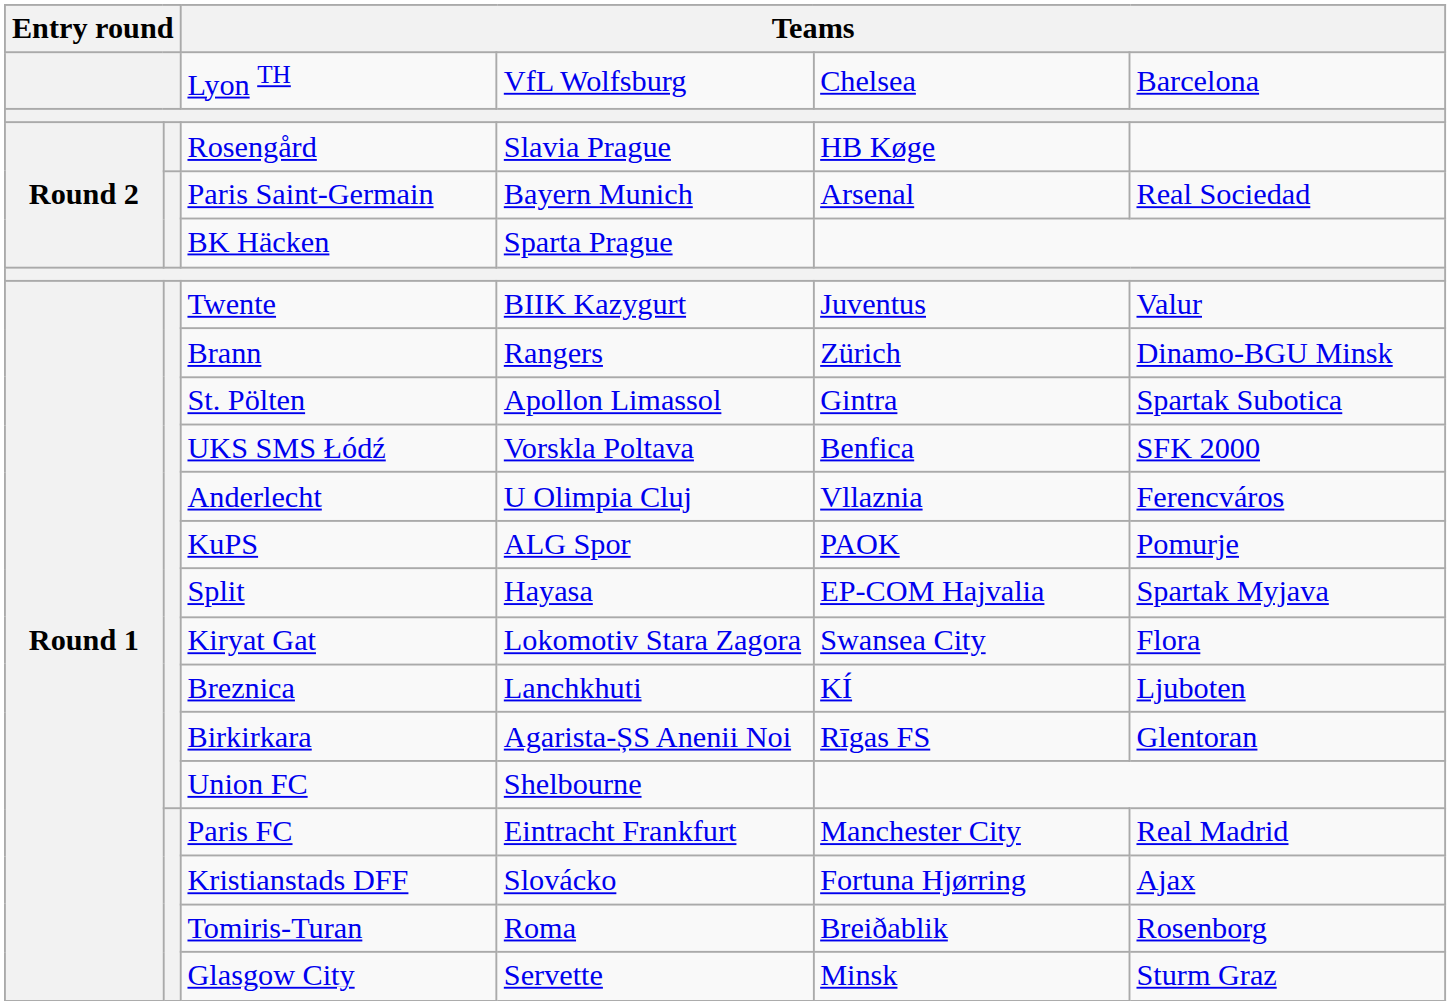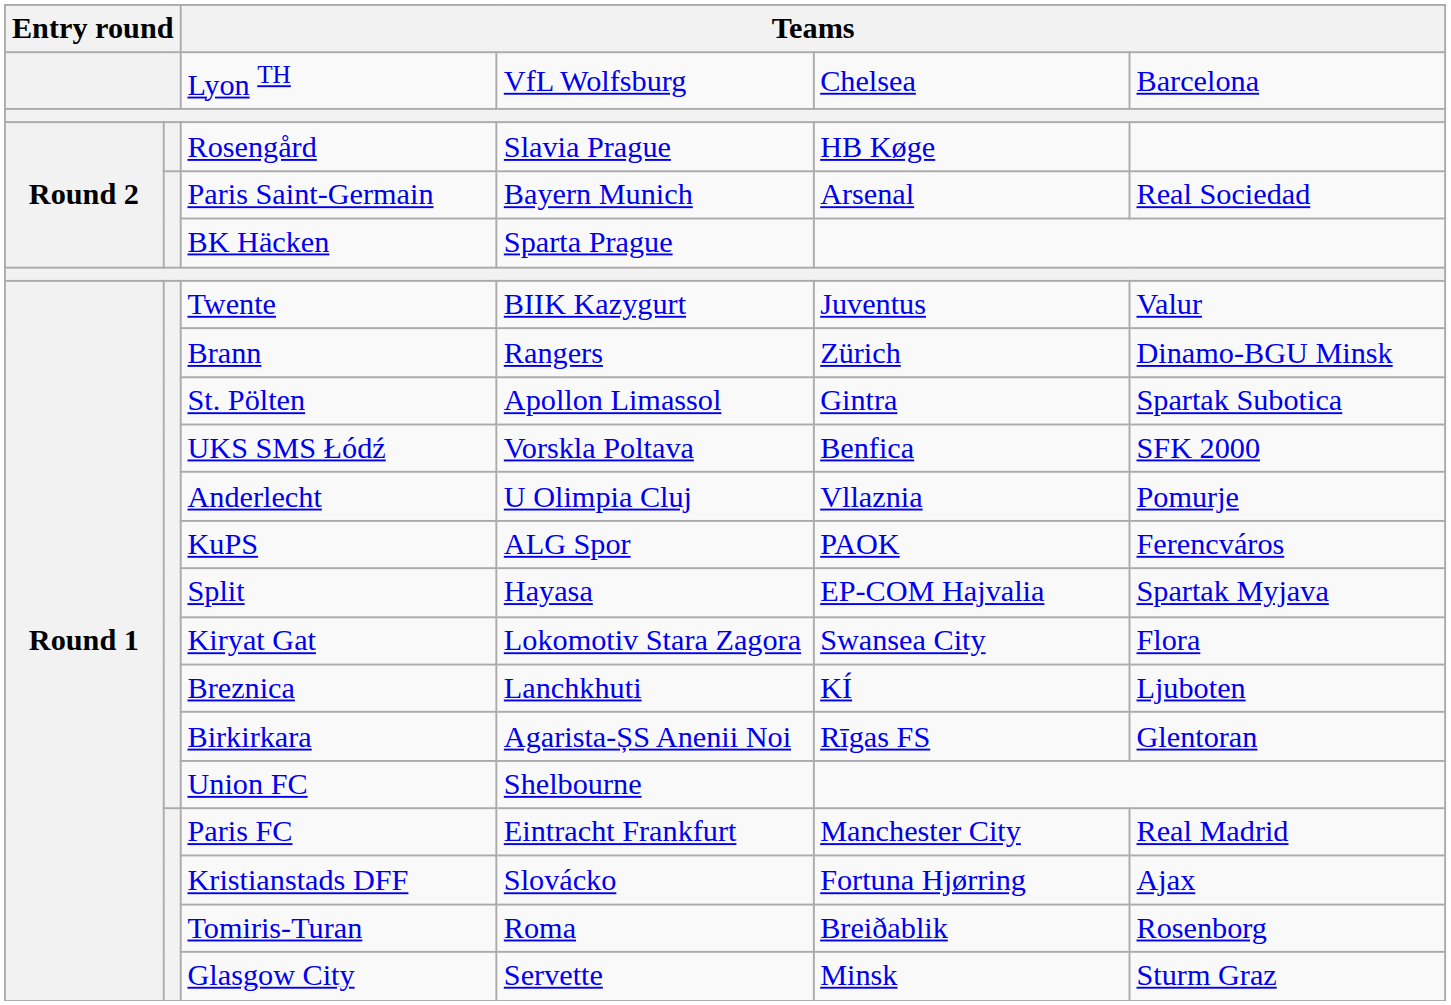(1210, 496) Ferencváros -> (1188, 496) Pomurje
(1188, 544) Pomurje -> (1210, 544) Ferencváros
